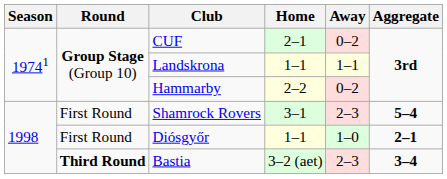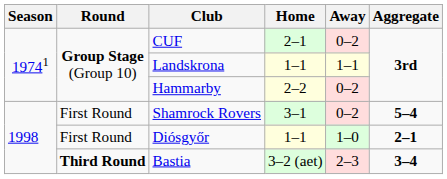(347, 112) 2–3 -> (347, 112) 0–2
